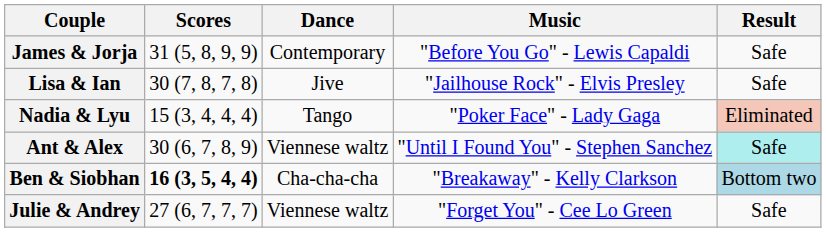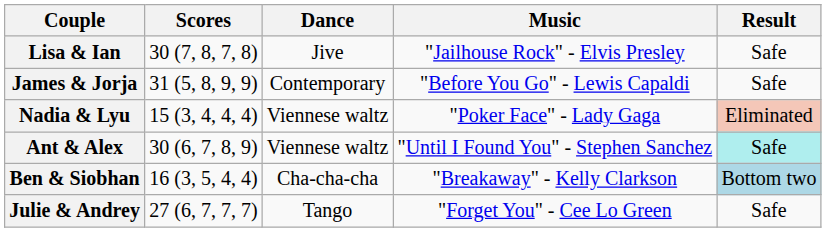rows swapped: (75, 83) <-> (75, 52)
(328, 115) Tango -> (328, 115) Viennese waltz
(203, 178) bold -> (203, 178) normal
(328, 210) Viennese waltz -> (328, 210) Tango
